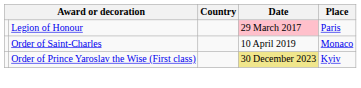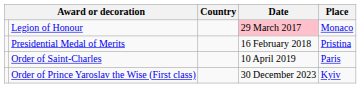(331, 28) Paris -> (337, 28) Monaco
+ row: (68, 43)
(337, 43) Monaco -> (331, 59) Paris
(278, 59) khaki background -> (278, 75) no background
